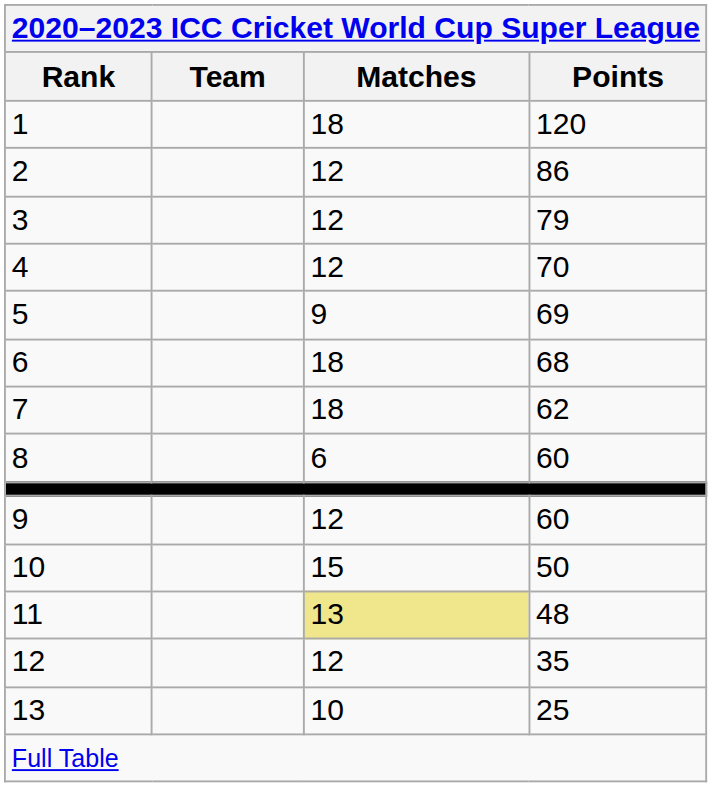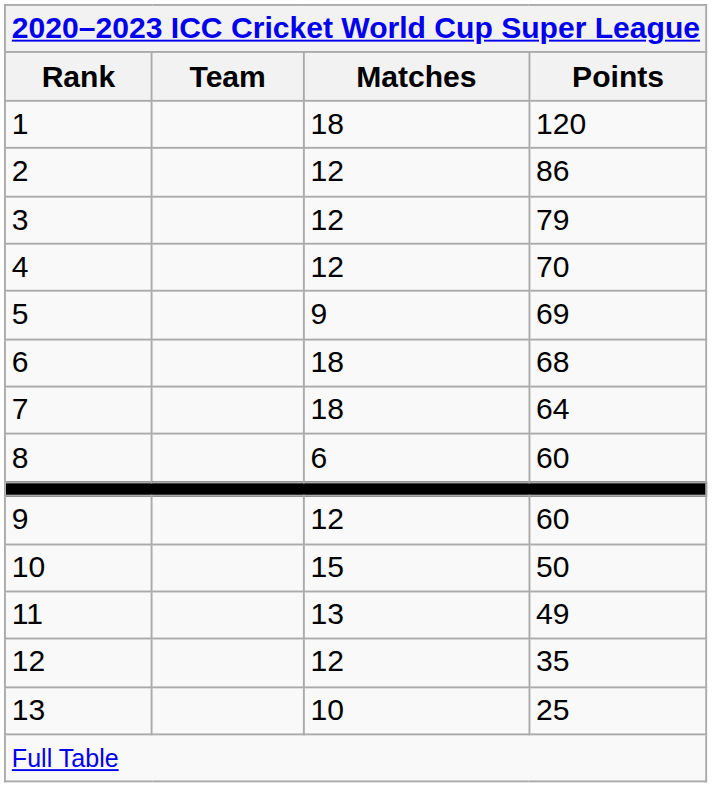(553, 409) 62 -> (553, 409) 64
(327, 614) khaki background -> (327, 614) no background
(553, 614) 48 -> (553, 614) 49
